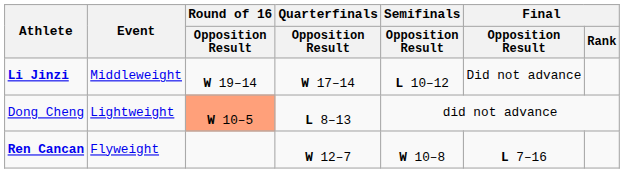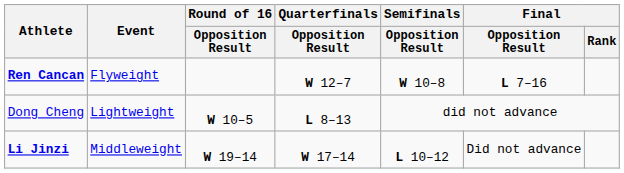rows swapped: (46, 149) <-> (38, 76)
(230, 120) lightsalmon background -> (230, 120) no background
